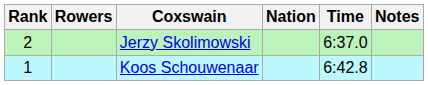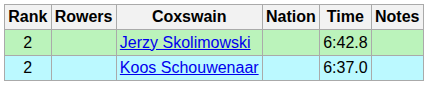(345, 42) 6:37.0 -> (345, 42) 6:42.8
(28, 67) 1 -> (28, 67) 2
(345, 67) 6:42.8 -> (345, 67) 6:37.0
